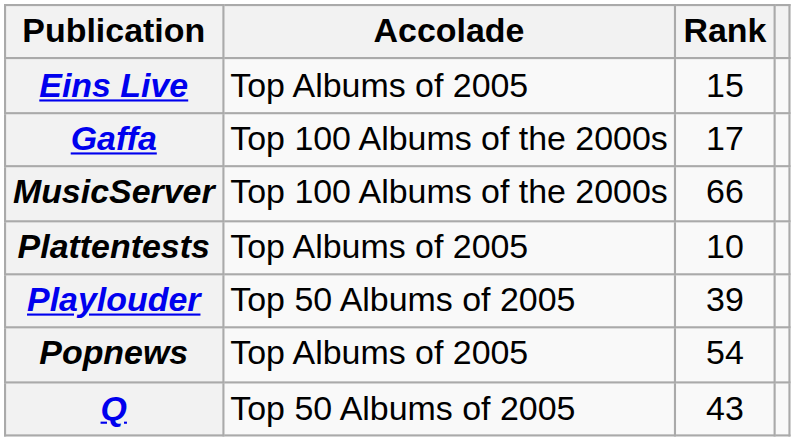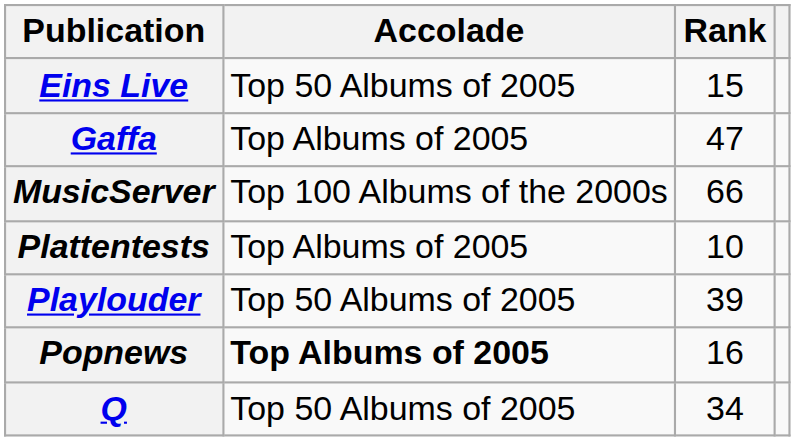(379, 85) Top Albums of 2005 -> (403, 85) Top 50 Albums of 2005
(449, 138) Top 100 Albums of the 2000s -> (379, 138) Top Albums of 2005
(725, 138) 17 -> (725, 138) 47
(379, 354) normal -> (390, 354) bold
(725, 354) 54 -> (725, 354) 16
(725, 407) 43 -> (725, 407) 34
